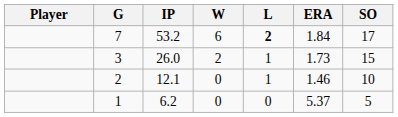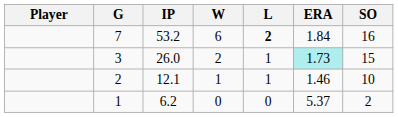(368, 36) 17 -> (368, 36) 16
(318, 58) no background -> (318, 58) paleturquoise background
(218, 79) 0 -> (218, 79) 1
(368, 101) 5 -> (368, 101) 2
